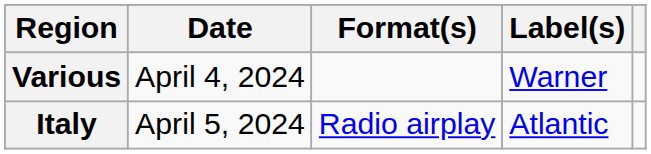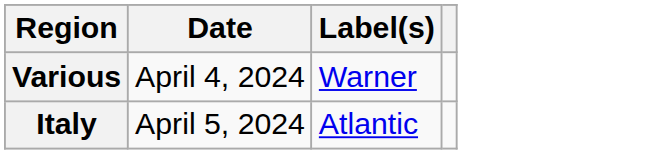- column: (407, 28)
